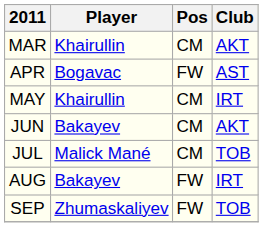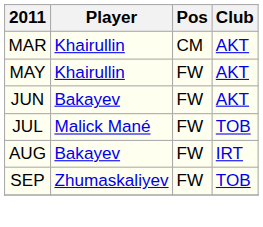- row: (28, 72)
(190, 99) CM -> (190, 72) FW
(229, 99) IRT -> (232, 72) AKT
(190, 126) CM -> (190, 99) FW
(190, 153) CM -> (190, 126) FW
